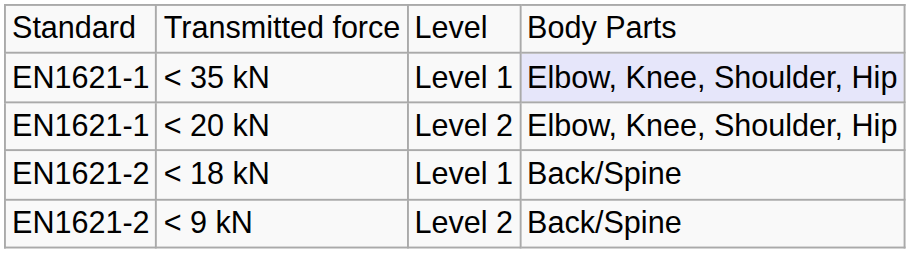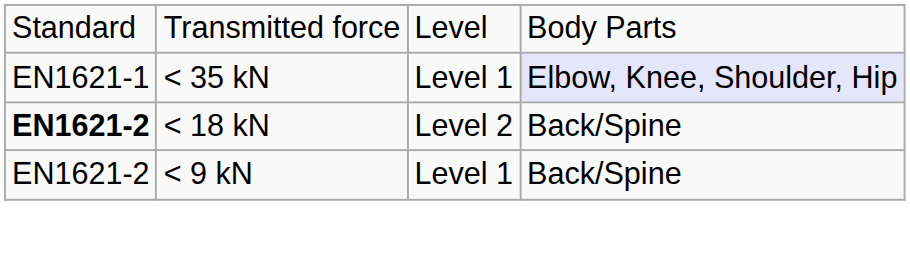- row: (217, 125)
(81, 174) normal -> (81, 125) bold
(464, 174) Level 1 -> (464, 125) Level 2
(464, 222) Level 2 -> (464, 174) Level 1
